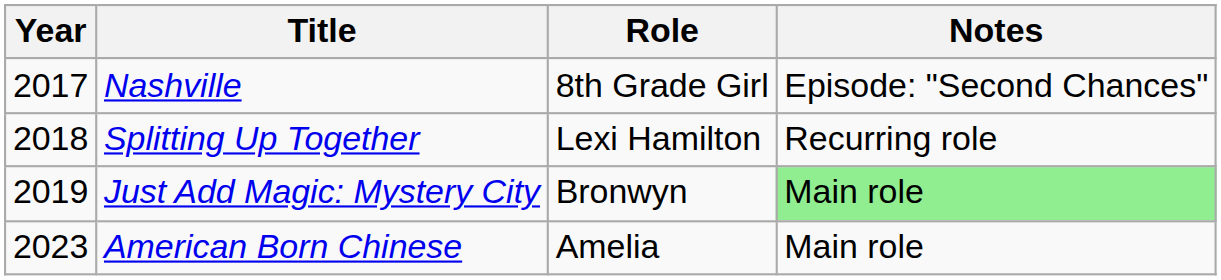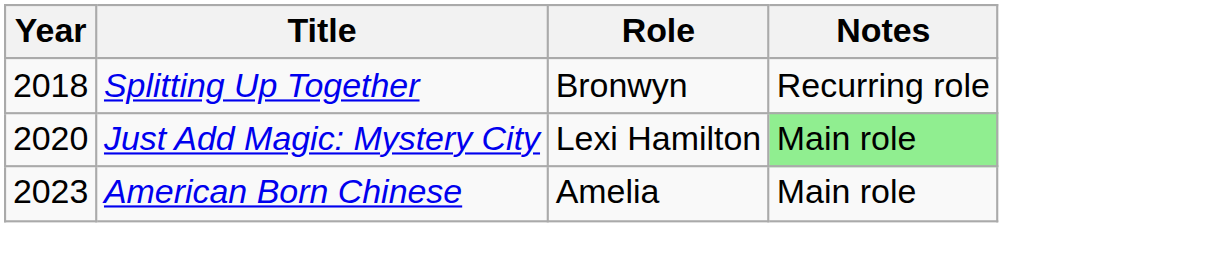- row: (173, 85)
(658, 138) Lexi Hamilton -> (622, 85) Bronwyn
(51, 192) 2019 -> (51, 138) 2020
(622, 192) Bronwyn -> (658, 138) Lexi Hamilton
